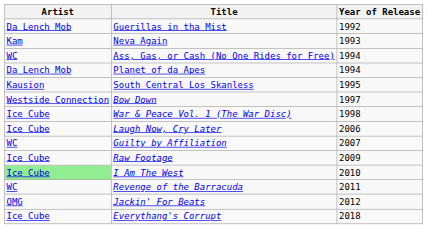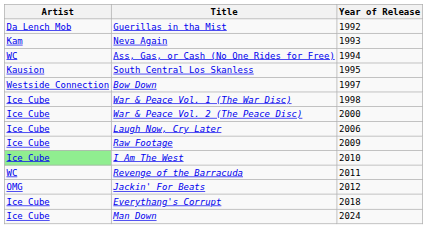- row: (159, 70)
+ row: (208, 114)
- row: (170, 143)
+ row: (135, 216)
